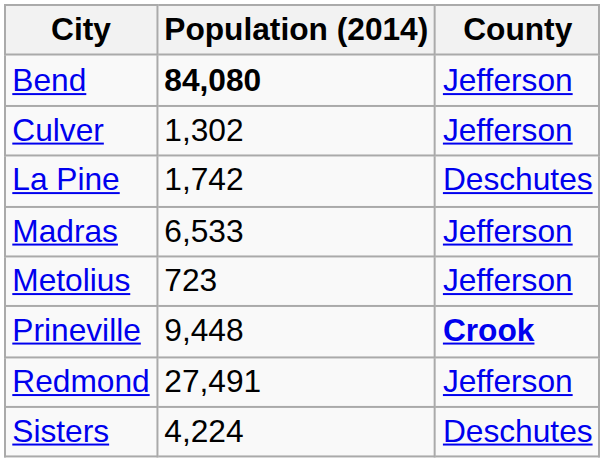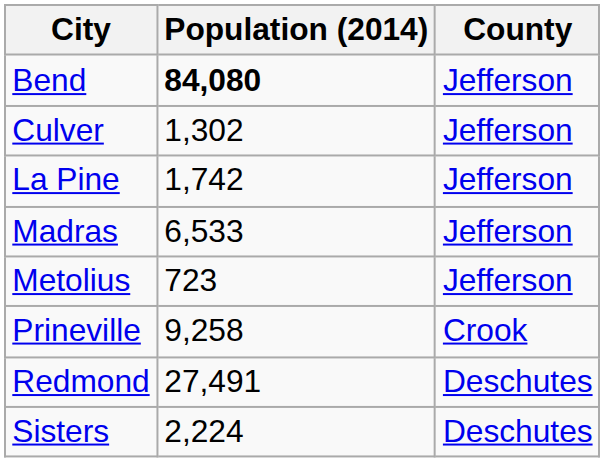(518, 180) Deschutes -> (508, 180) Jefferson
(204, 331) 9,448 -> (204, 331) 9,258
(489, 331) bold -> (485, 331) normal
(508, 381) Jefferson -> (518, 381) Deschutes
(204, 431) 4,224 -> (204, 431) 2,224
